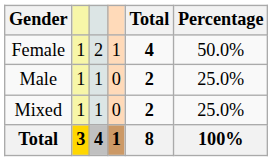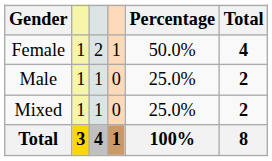columns swapped: (149, 19) <-> (221, 19)
